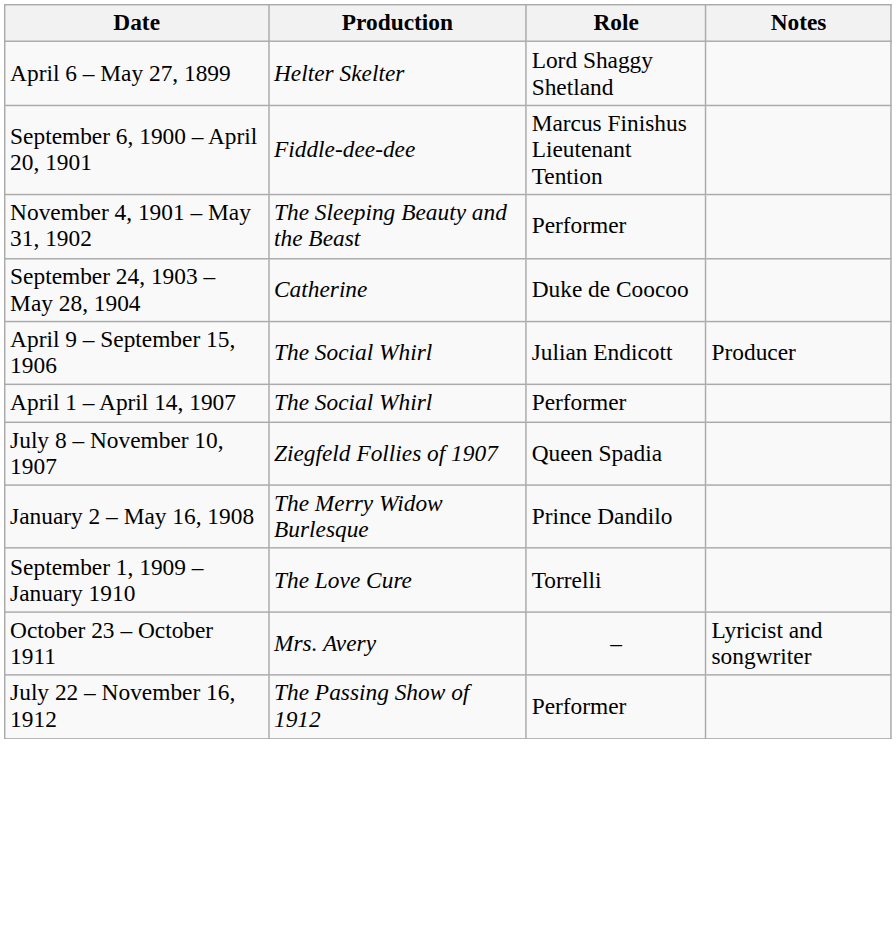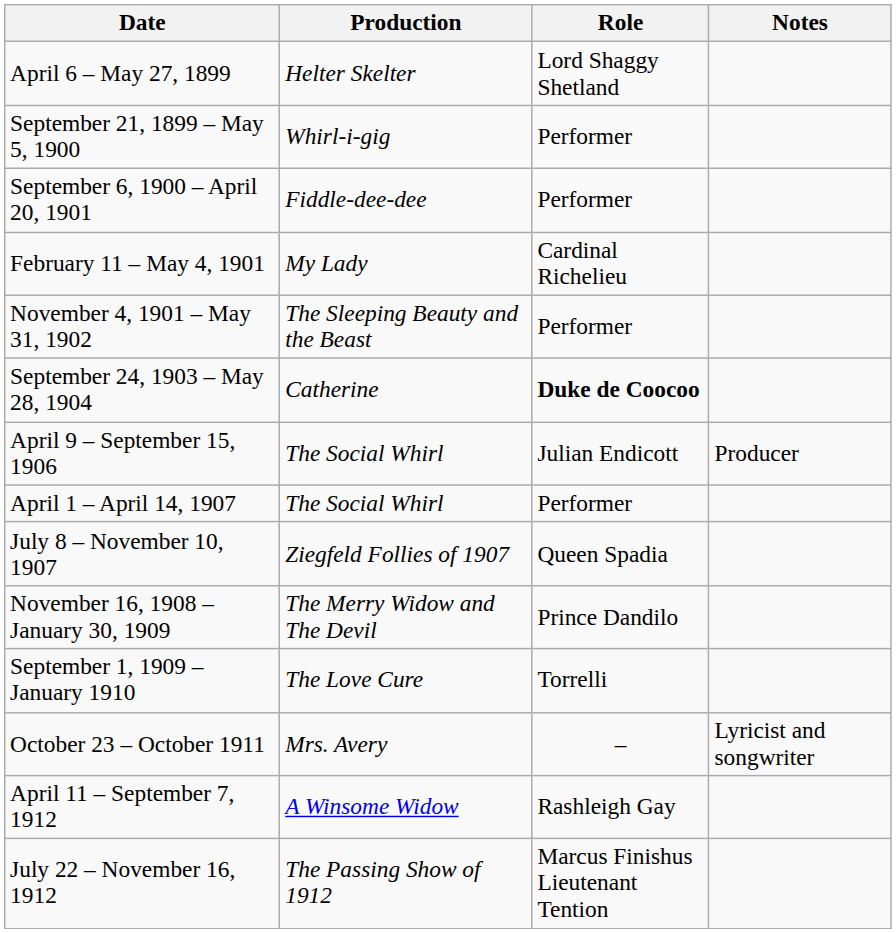+ row: (137, 136)
(609, 149) Marcus Finishus Lieutenant Tention -> (585, 199) Performer
+ row: (137, 263)
(610, 289) normal -> (619, 389) bold
- row: (132, 516)
+ row: (112, 616)
+ row: (122, 806)
(579, 706) Performer -> (615, 883) Marcus Finishus Lieutenant Tention
